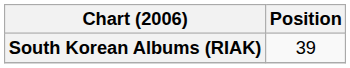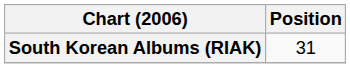(306, 47) 39 -> (306, 47) 31
